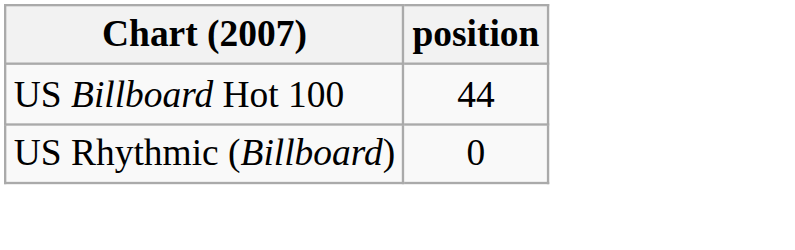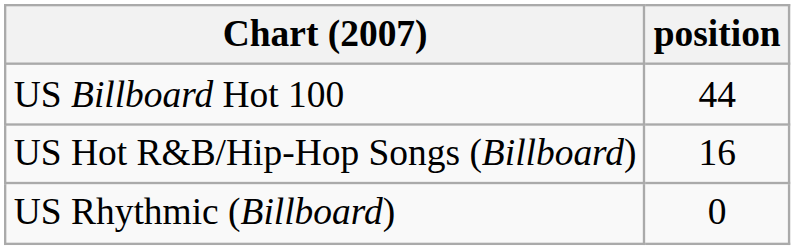+ row: (325, 152)
